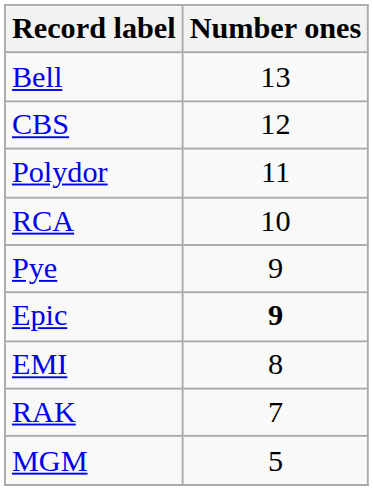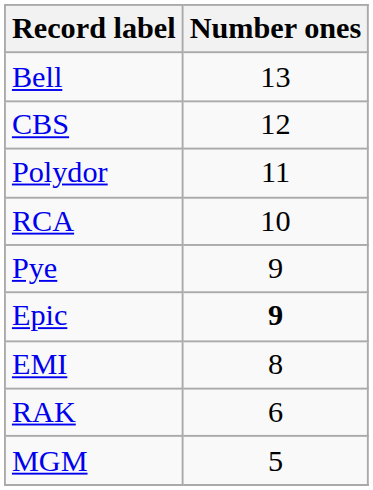(275, 412) 7 -> (275, 412) 6
